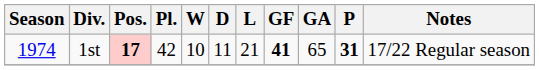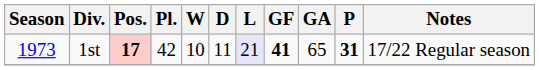(37, 49) 1974 -> (37, 49) 1973
(250, 49) no background -> (250, 49) lavender background
